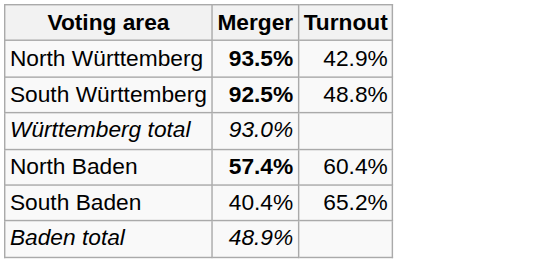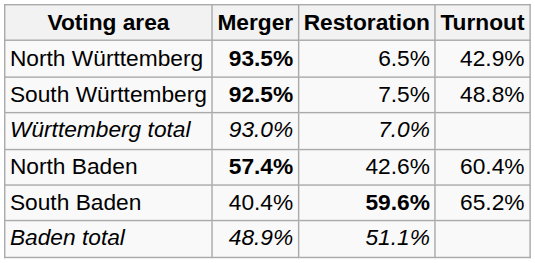+ column: (367, 22)
